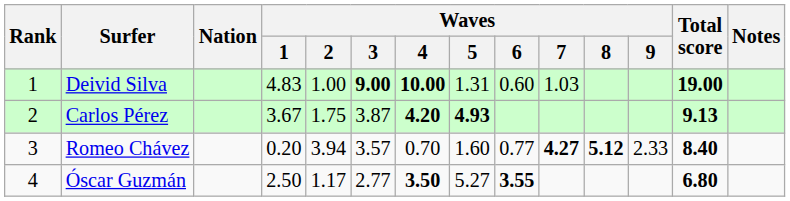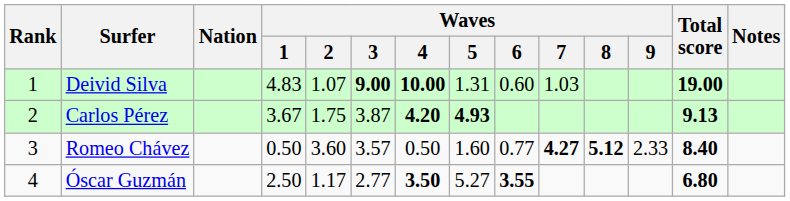(328, 84) 1.00 -> (328, 84) 1.07
(284, 148) 0.20 -> (284, 148) 0.50
(328, 148) 3.94 -> (328, 148) 3.60
(423, 148) 0.70 -> (423, 148) 0.50
